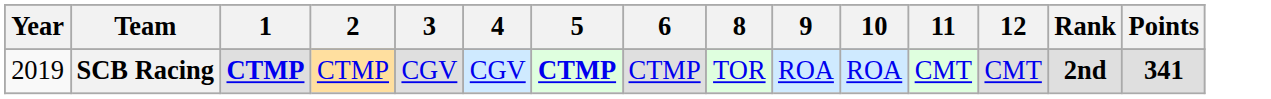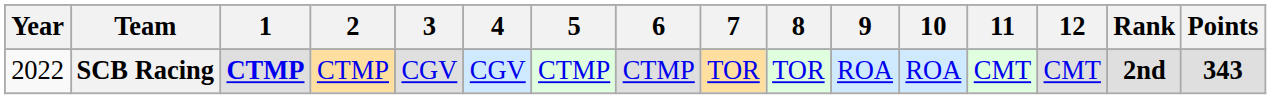+ column: (733, 26)
(38, 70) 2019 -> (38, 70) 2022
(577, 70) bold -> (574, 70) normal
(1164, 70) 341 -> (1223, 70) 343
